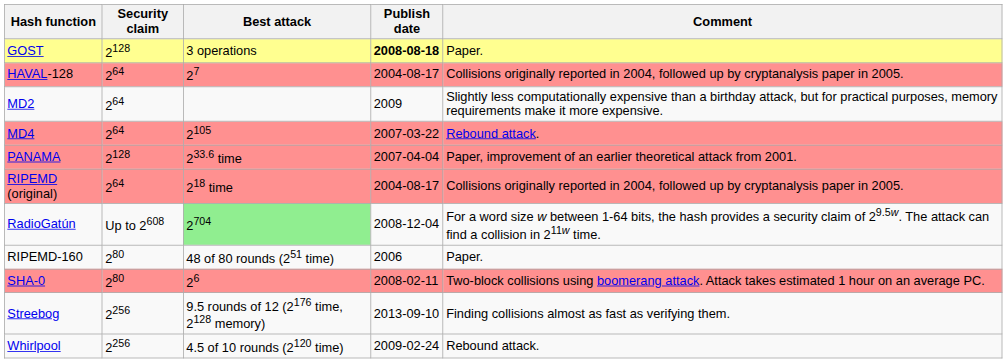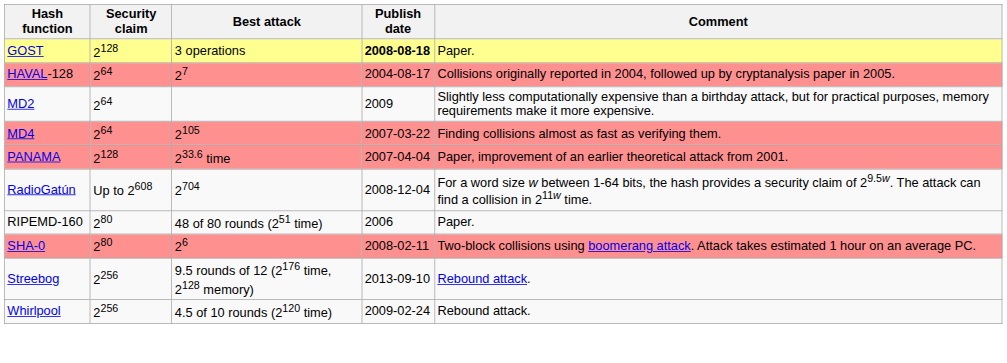(493, 133) Rebound attack. -> (579, 133) Finding collisions almost as fast as verifying them.
- row: (32, 186)
(199, 224) lightgreen background -> (187, 189) no background
(588, 313) Finding collisions almost as fast as verifying them. -> (484, 278) Rebound attack.
